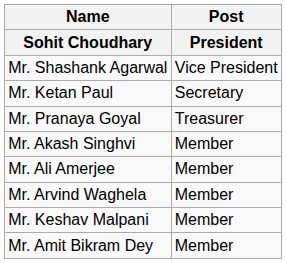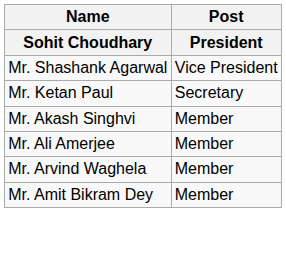- row: (74, 118)
- row: (78, 220)
